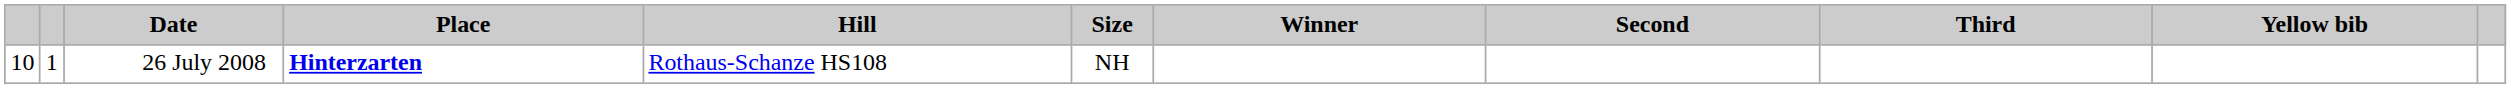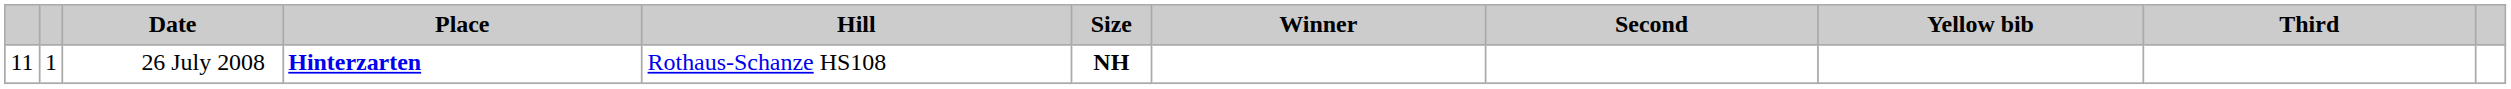columns swapped: (1986, 23) <-> (2314, 23)
(22, 62) 10 -> (22, 62) 11
(1112, 62) normal -> (1111, 62) bold
